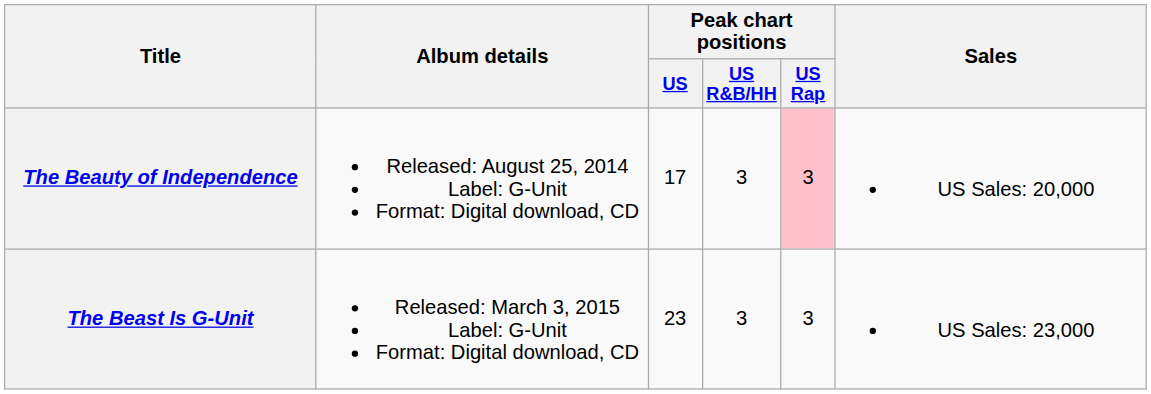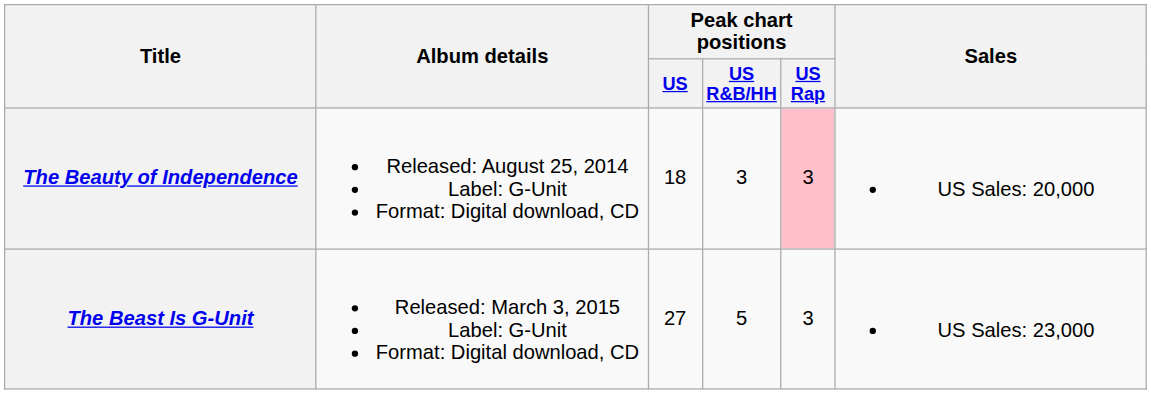(675, 178) 17 -> (675, 178) 18
(675, 318) 23 -> (675, 318) 27
(742, 318) 3 -> (742, 318) 5
